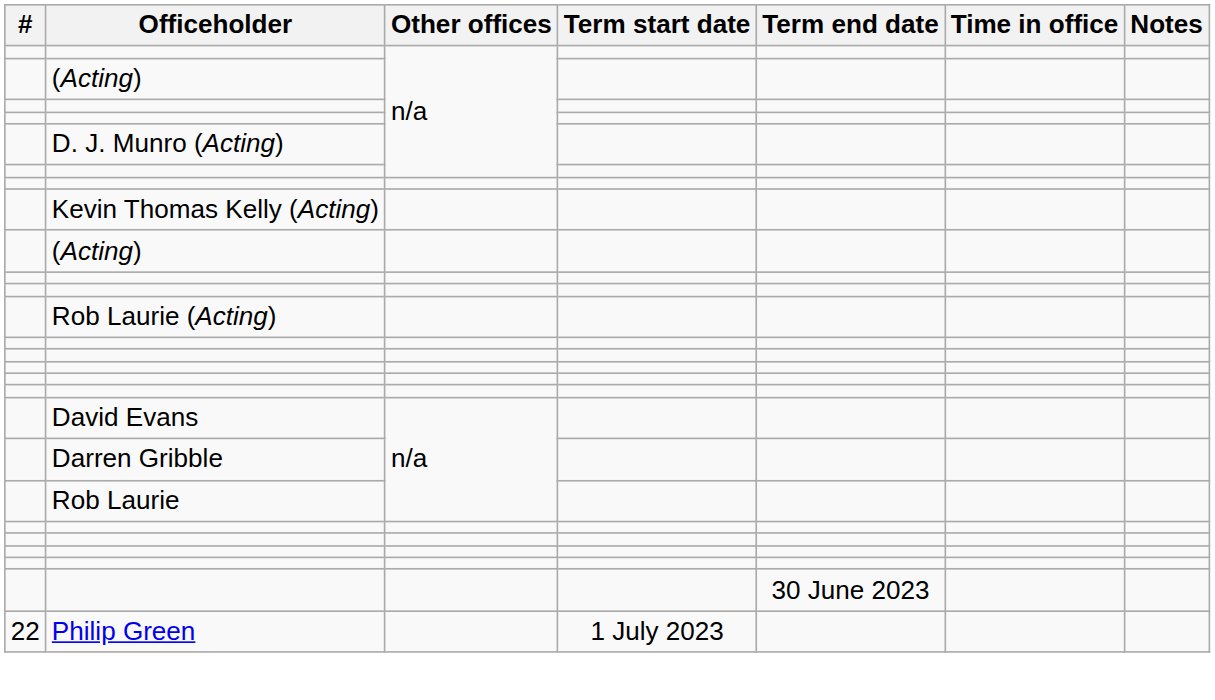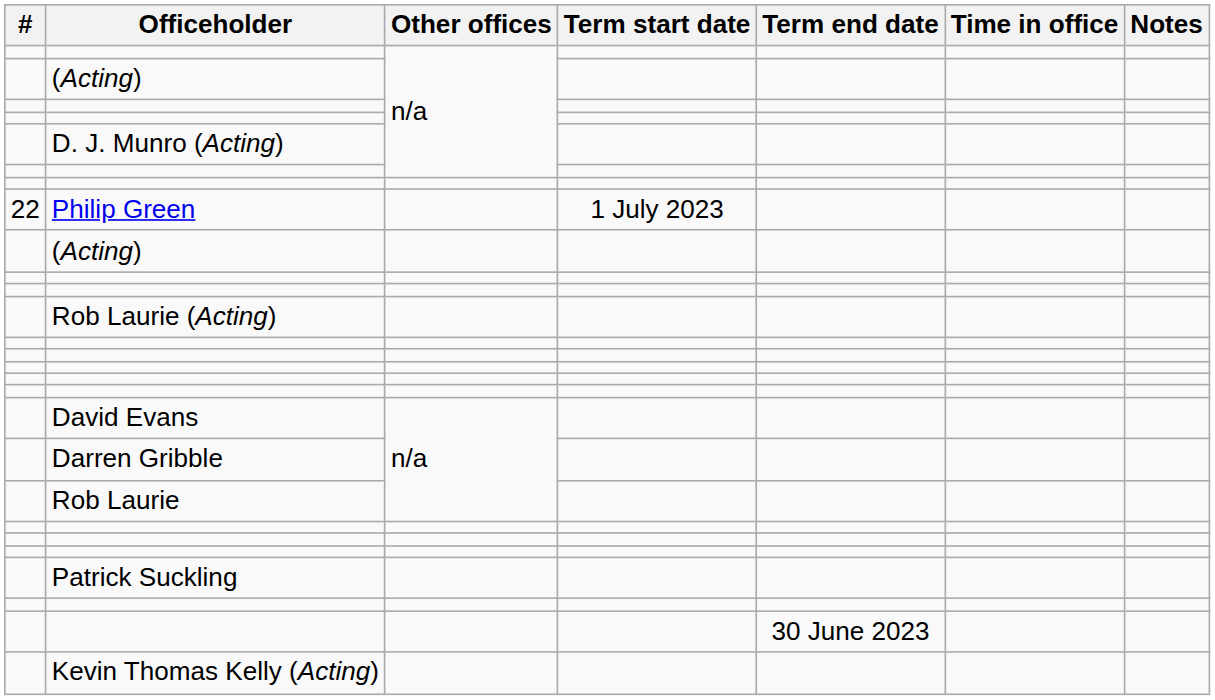rows swapped: (215, 209) <-> (124, 631)
+ row: (145, 577)
